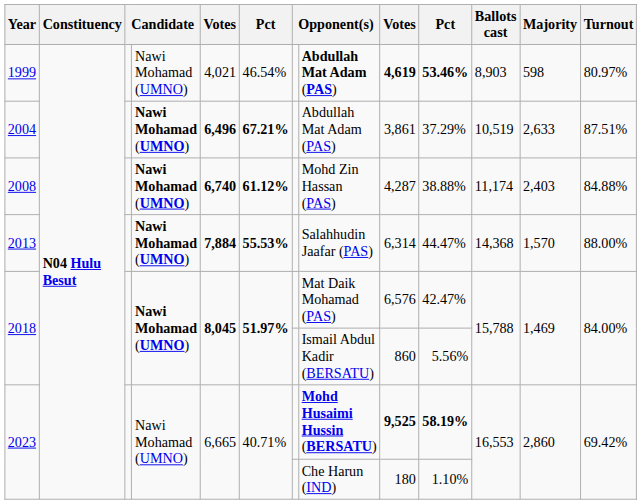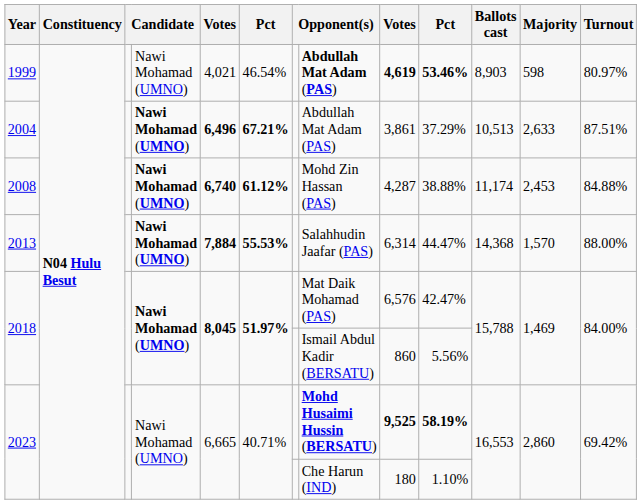(494, 129) 10,519 -> (494, 129) 10,513
(539, 186) 2,403 -> (539, 186) 2,453
